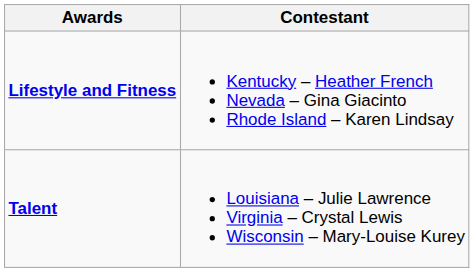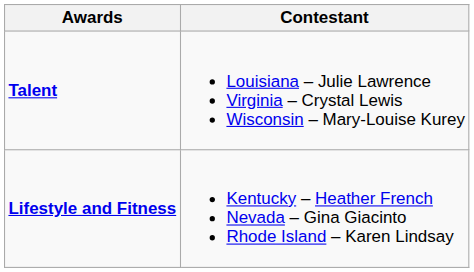rows swapped: (92, 90) <-> (33, 208)
